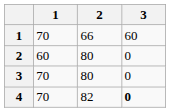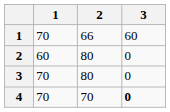(87, 96) 82 -> (87, 96) 70
